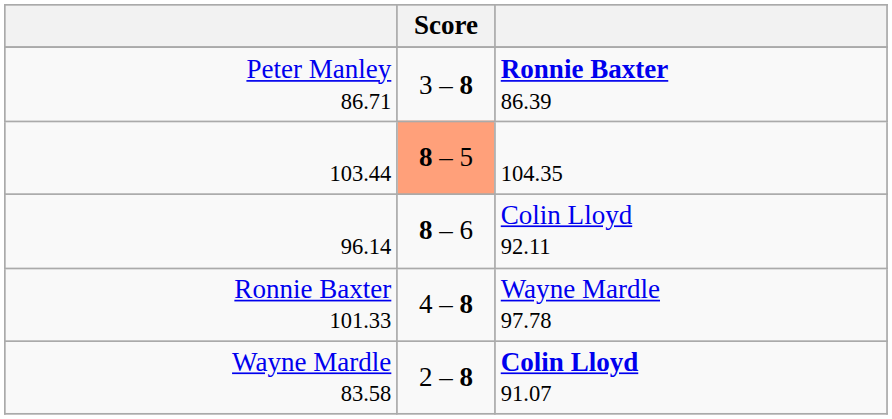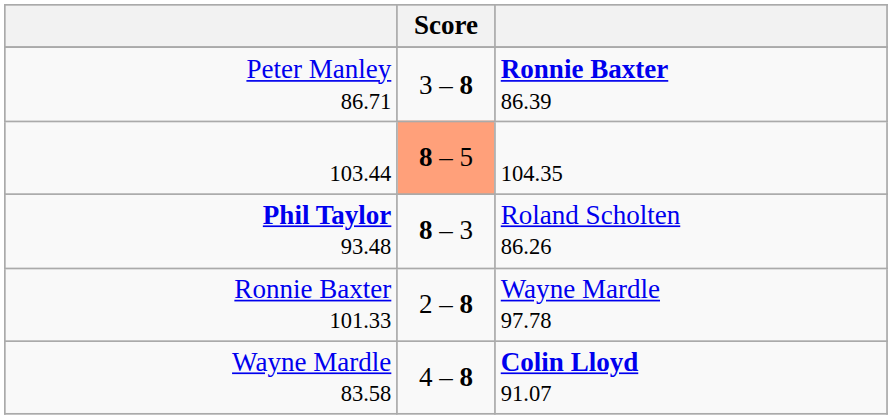- row: (366, 247)
+ row: (327, 230)
(446, 303) 4 – 8 -> (446, 303) 2 – 8
(446, 377) 2 – 8 -> (446, 377) 4 – 8
